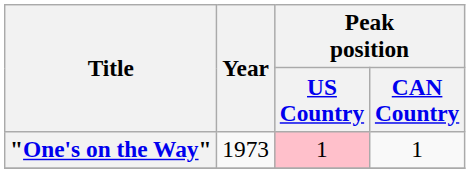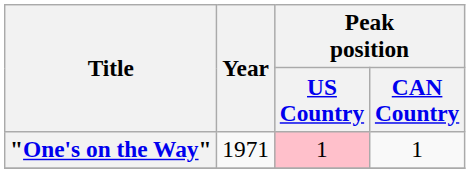(246, 149) 1973 -> (246, 149) 1971
